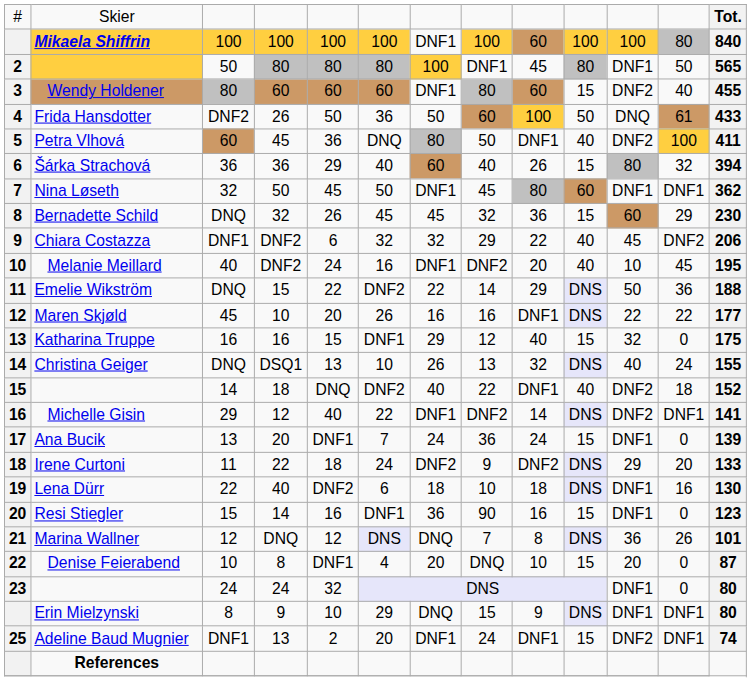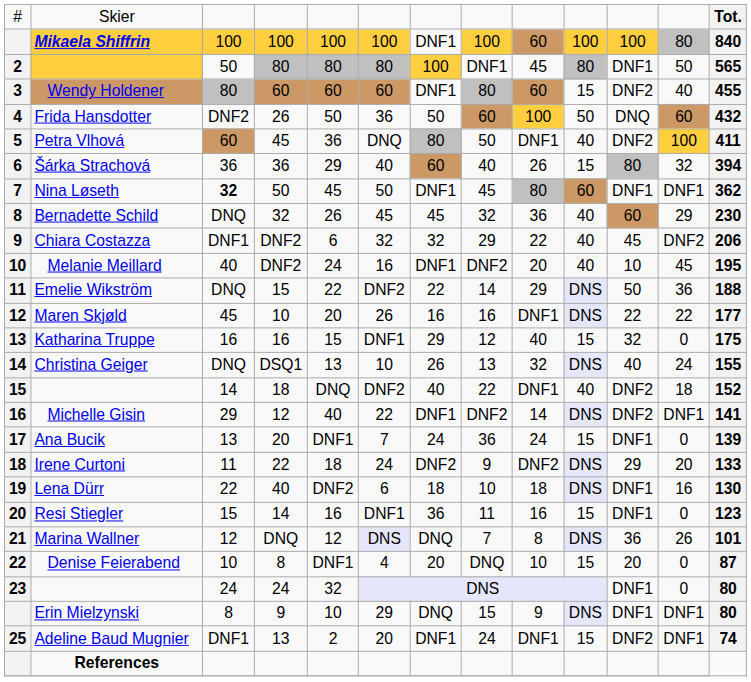(684, 116) 61 -> (684, 116) 60
(728, 116) 433 -> (728, 116) 432
(229, 191) normal -> (229, 191) bold
(585, 215) 15 -> (585, 215) 40
(487, 514) 90 -> (487, 514) 11
